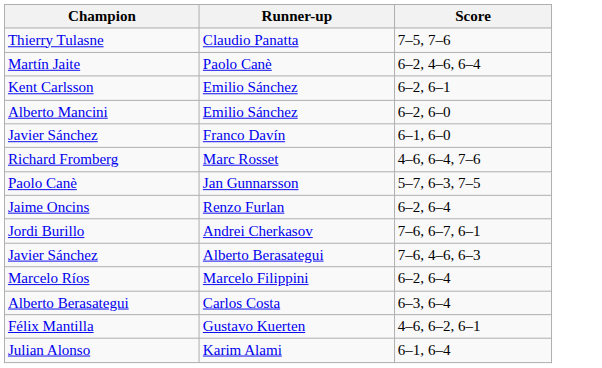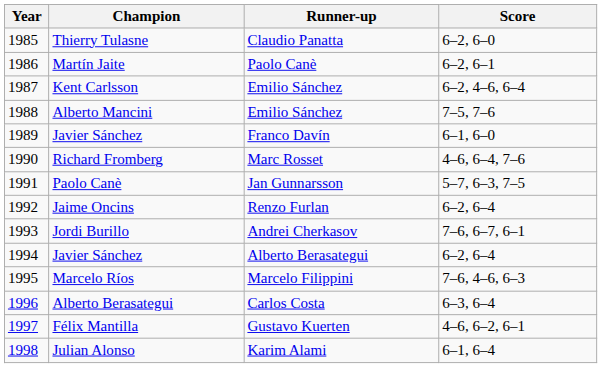+ column: (27, 16)
(424, 40) 7–5, 7–6 -> (469, 40) 6–2, 6–0
(439, 64) 6–2, 4–6, 6–4 -> (469, 64) 6–2, 6–1
(424, 87) 6–2, 6–1 -> (484, 87) 6–2, 4–6, 6–4
(424, 111) 6–2, 6–0 -> (469, 111) 7–5, 7–6
(439, 254) 7–6, 4–6, 6–3 -> (469, 254) 6–2, 6–4
(424, 278) 6–2, 6–4 -> (484, 278) 7–6, 4–6, 6–3
